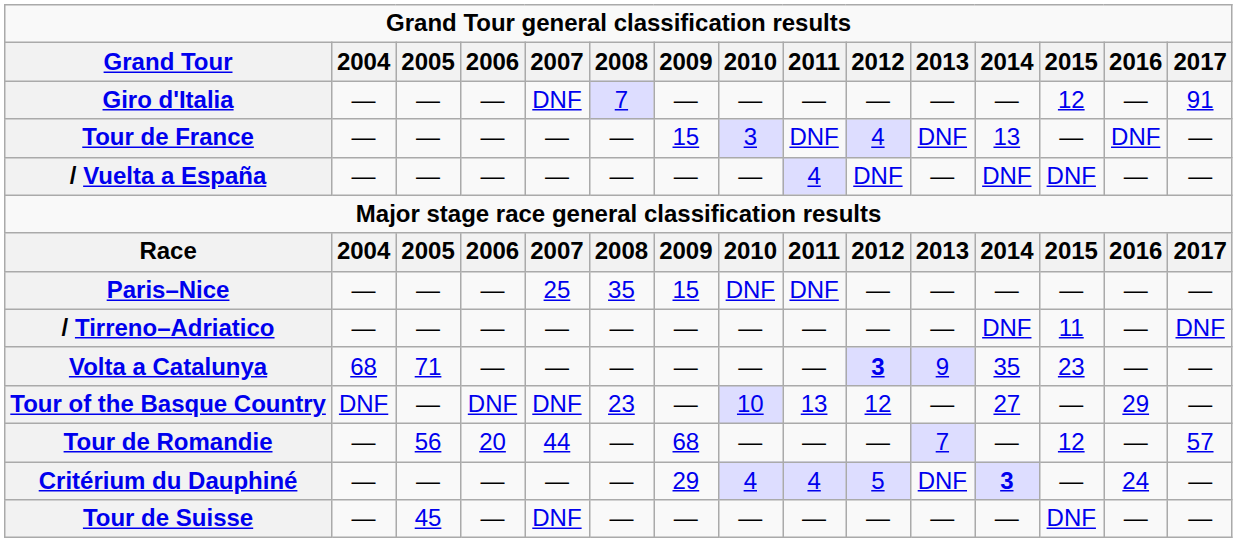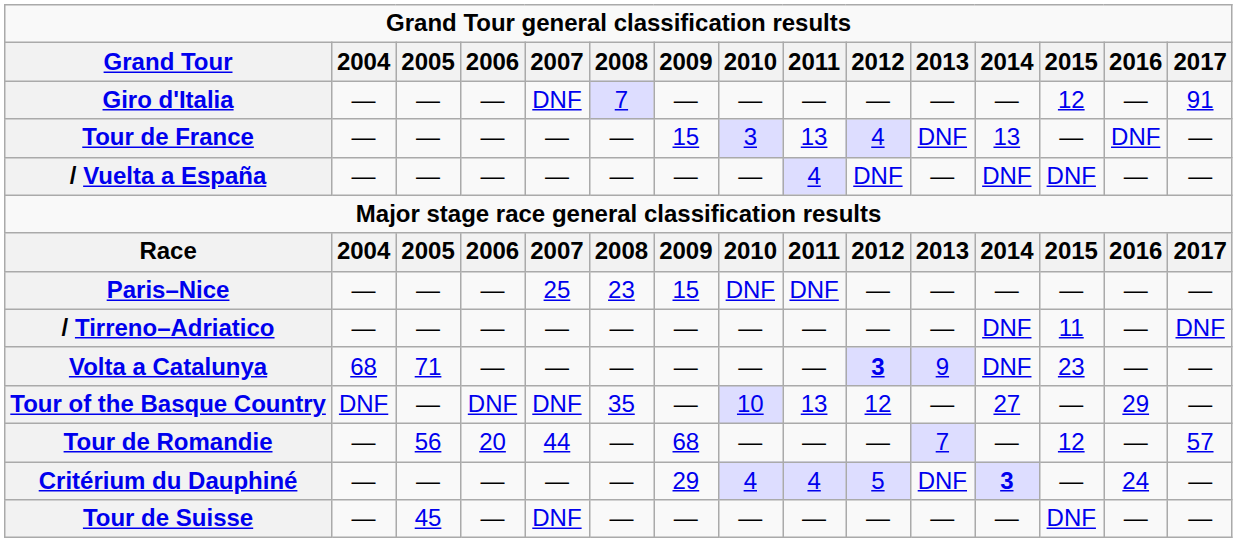(814, 137) DNF -> (814, 137) 13
(621, 289) 35 -> (621, 289) 23
(1007, 366) 35 -> (1007, 366) DNF
(621, 404) 23 -> (621, 404) 35
